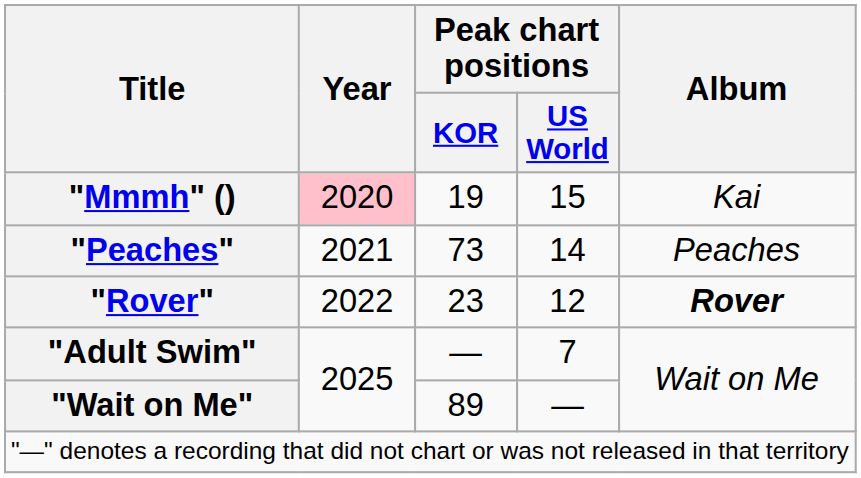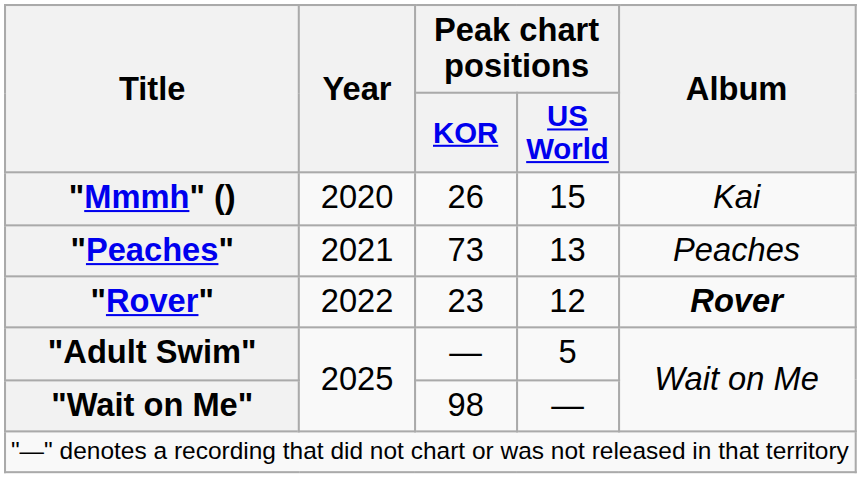(357, 197) pink background -> (357, 197) no background
(466, 197) 19 -> (466, 197) 26
(568, 249) 14 -> (568, 249) 13
(568, 353) 7 -> (568, 353) 5
(466, 404) 89 -> (466, 404) 98
